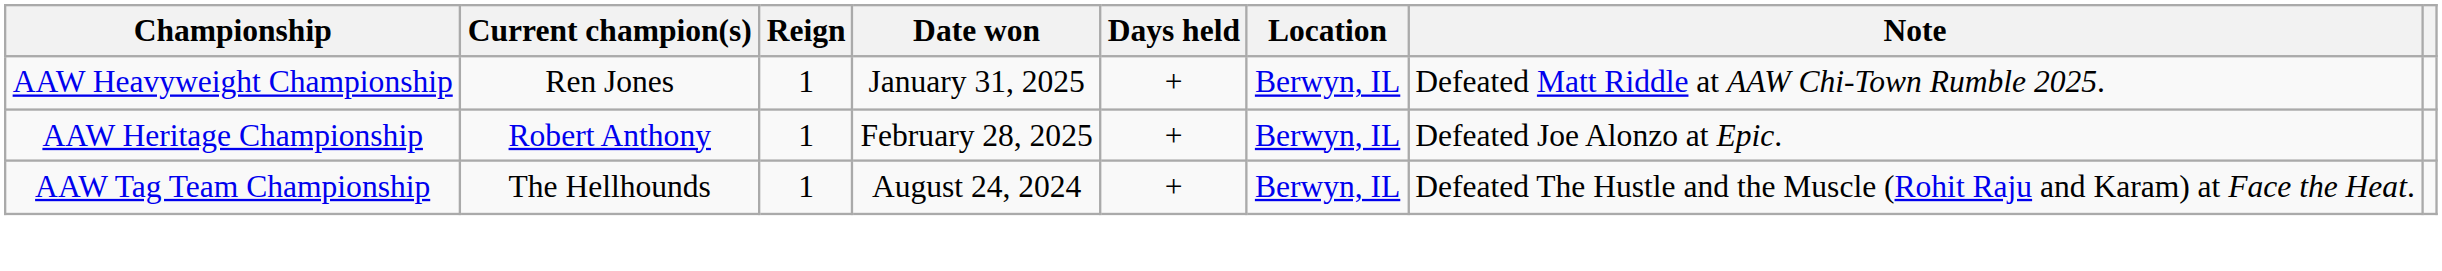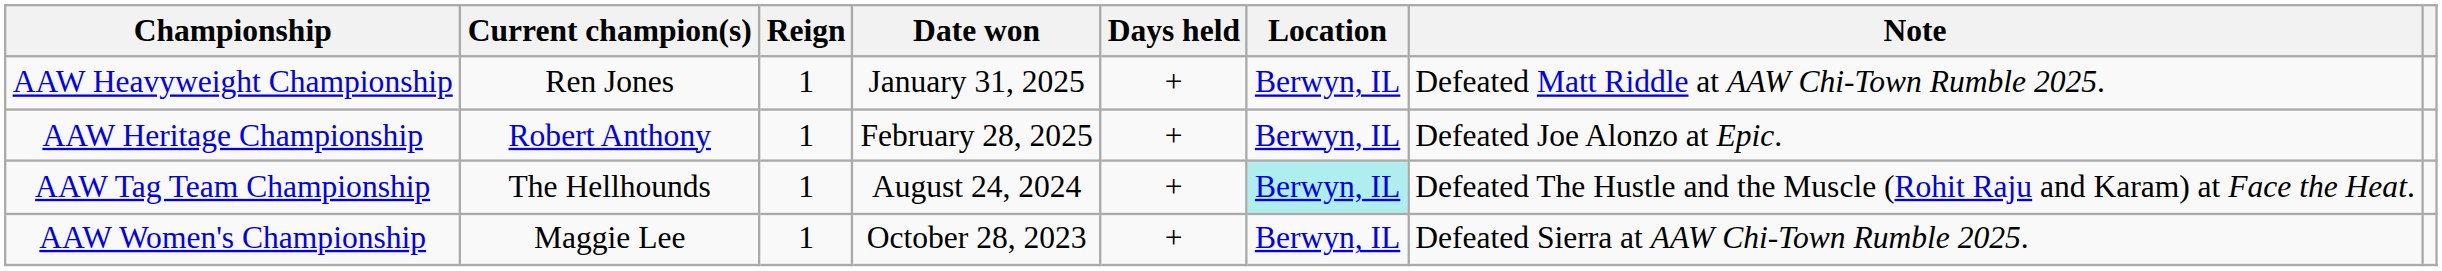(1328, 186) no background -> (1328, 186) paleturquoise background
+ row: (233, 238)
